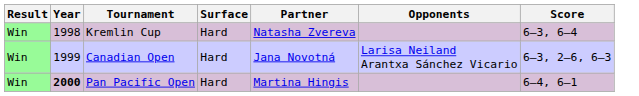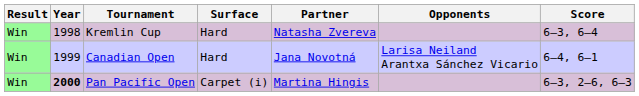(567, 57) 6–3, 2–6, 6–3 -> (571, 57) 6–4, 6–1
(214, 82) Hard -> (234, 82) Carpet (i)
(550, 82) 6–4, 6–1 -> (588, 82) 6–3, 2–6, 6–3
